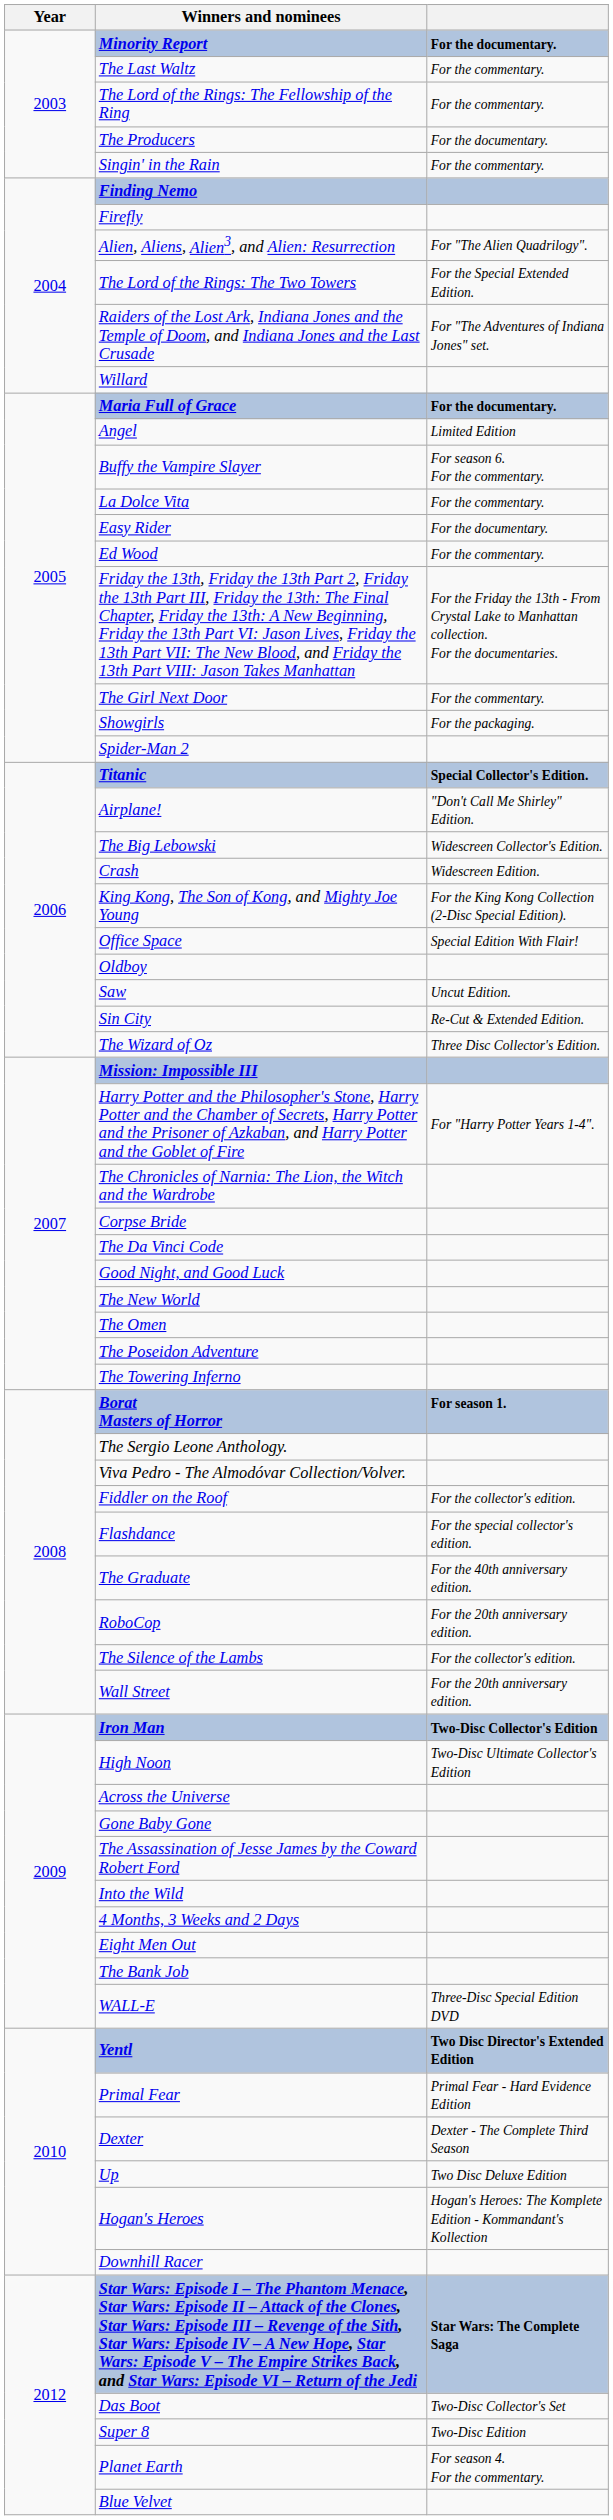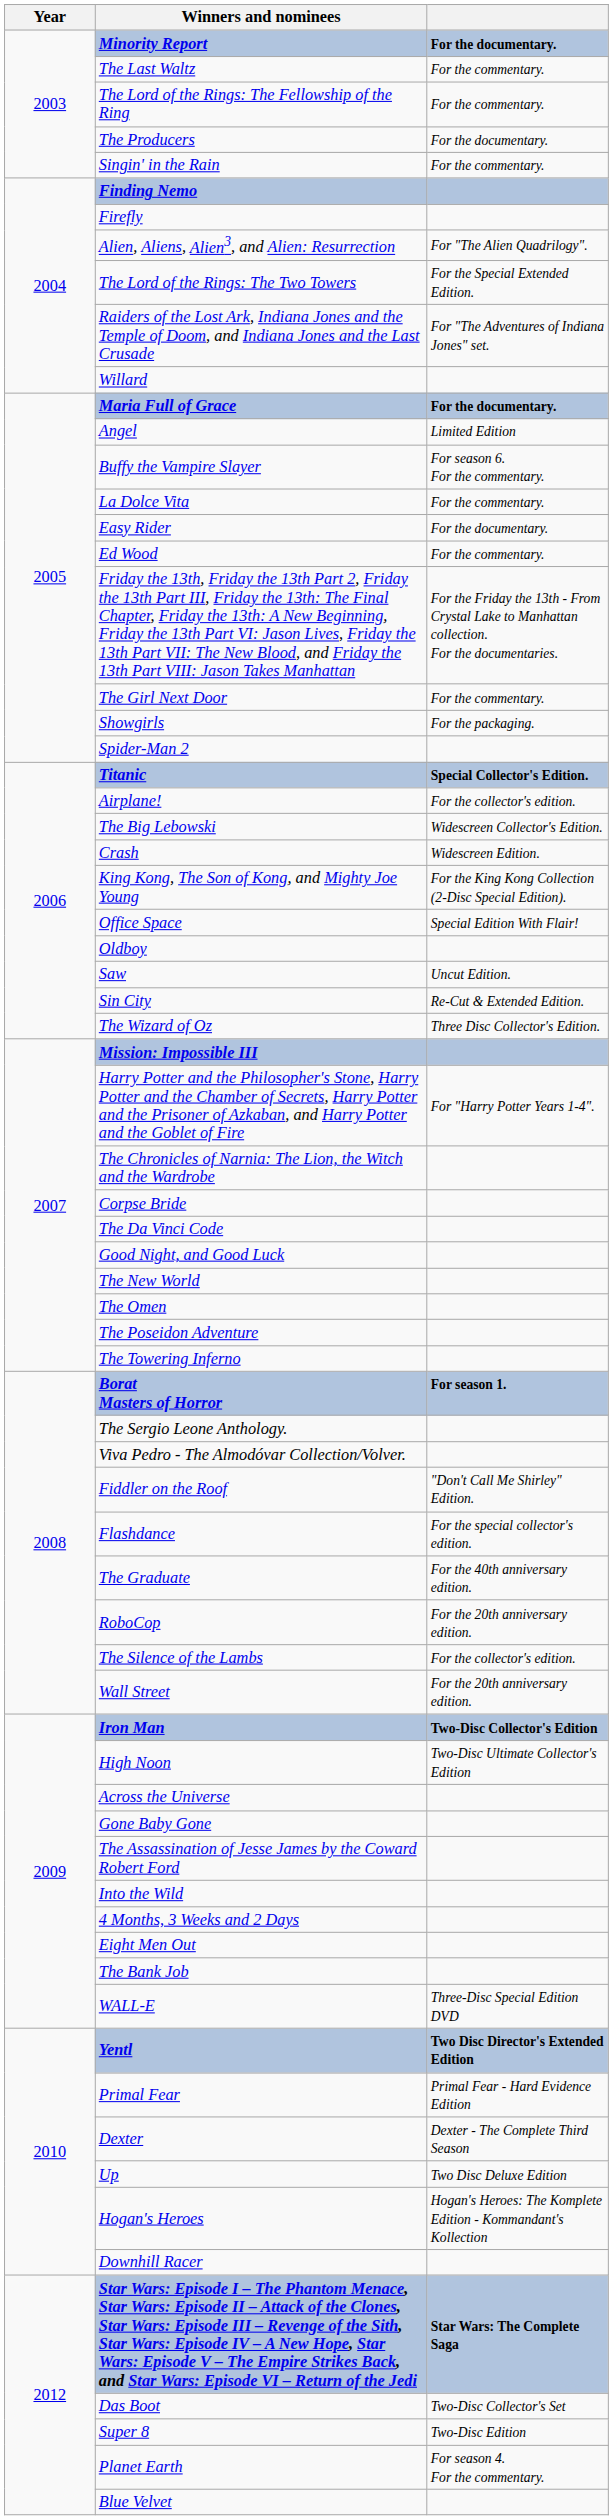(496, 809) "Don't Call Me Shirley" Edition. -> (503, 800) For the collector's edition.
(503, 1498) For the collector's edition. -> (496, 1489) "Don't Call Me Shirley" Edition.
